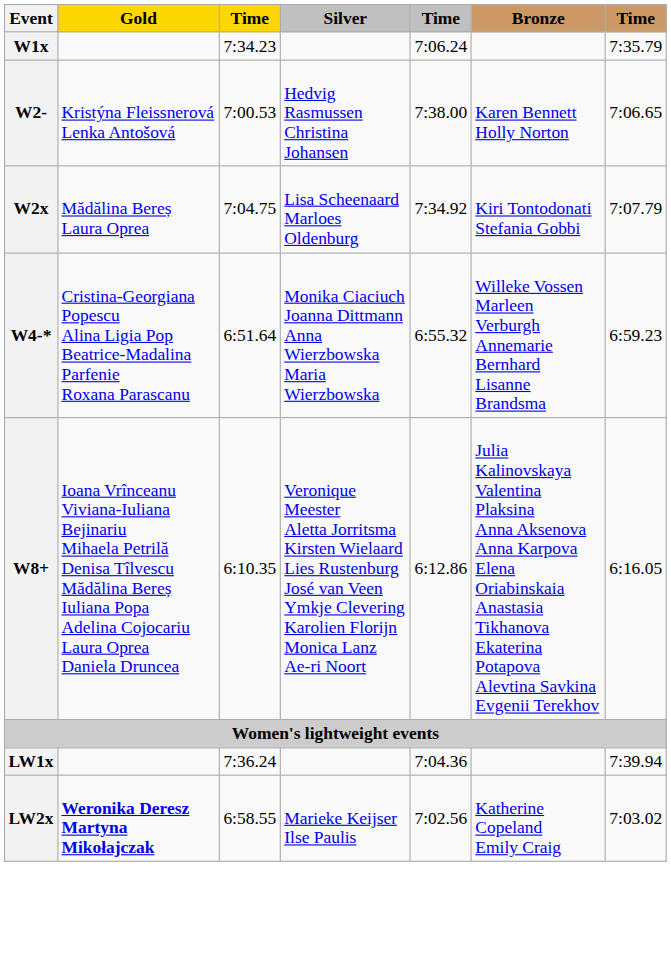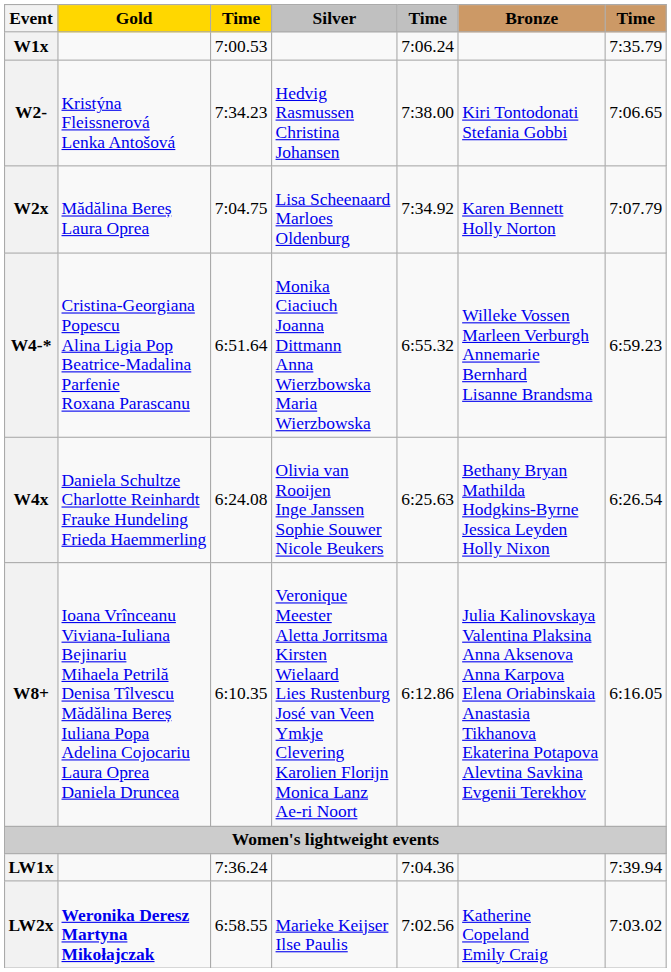(250, 45) 7:34.23 -> (241, 45) 7:00.53
(250, 112) 7:00.53 -> (241, 112) 7:34.23
(526, 122) Karen Bennett Holly Norton -> (520, 122) Kiri Tontodonati Stefania Gobbi
(533, 219) Kiri Tontodonati Stefania Gobbi -> (513, 219) Karen Bennett Holly Norton
+ row: (31, 499)
